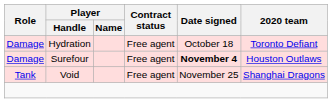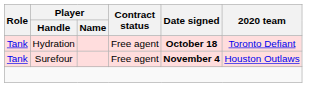(25, 44) Damage -> (17, 44) Tank
(209, 44) normal -> (192, 44) bold
(25, 59) Damage -> (17, 59) Tank
- row: (70, 75)
